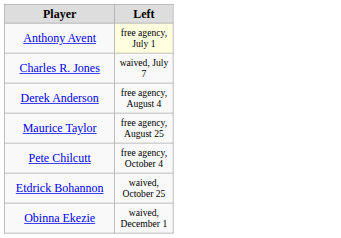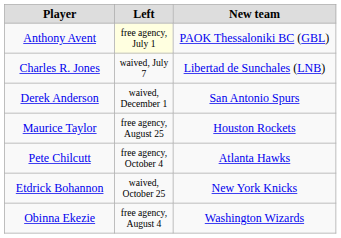+ column: (254, 14)
(144, 98) free agency, August 4 -> (144, 98) waived, December 1
(144, 218) waived, December 1 -> (144, 218) free agency, August 4
